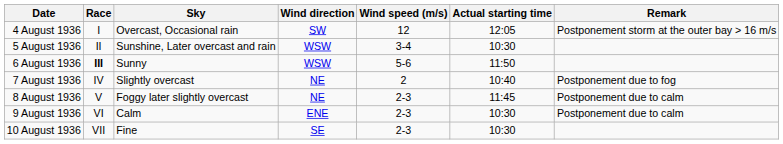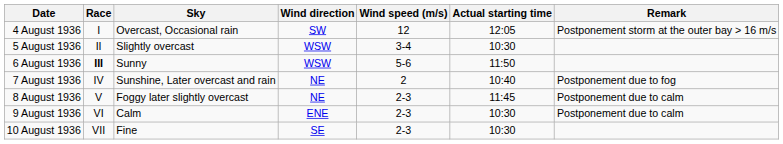(196, 47) Sunshine, Later overcast and rain -> (155, 47) Slightly overcast
(155, 81) Slightly overcast -> (196, 81) Sunshine, Later overcast and rain
